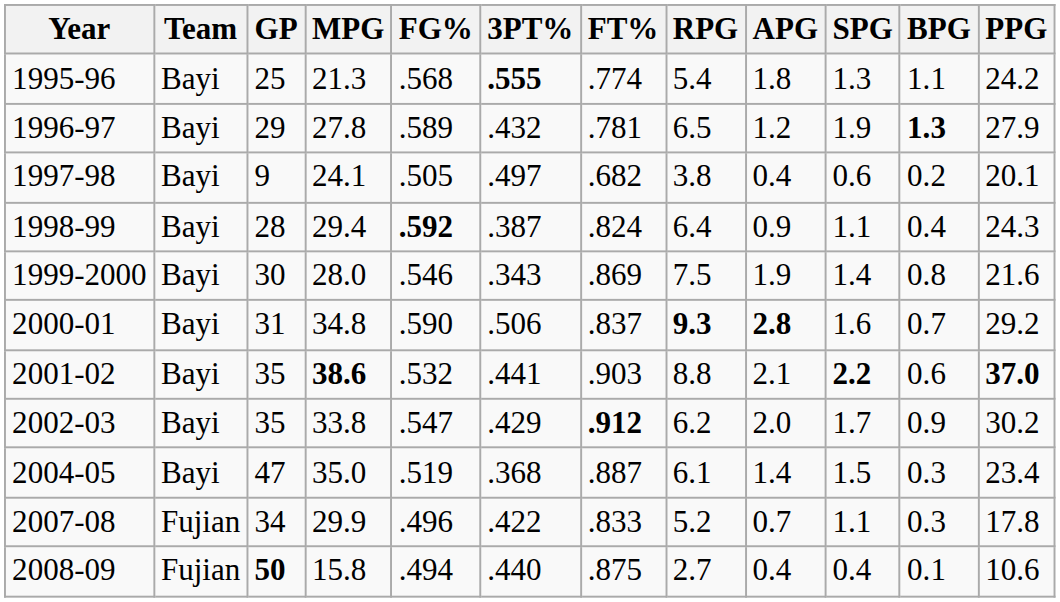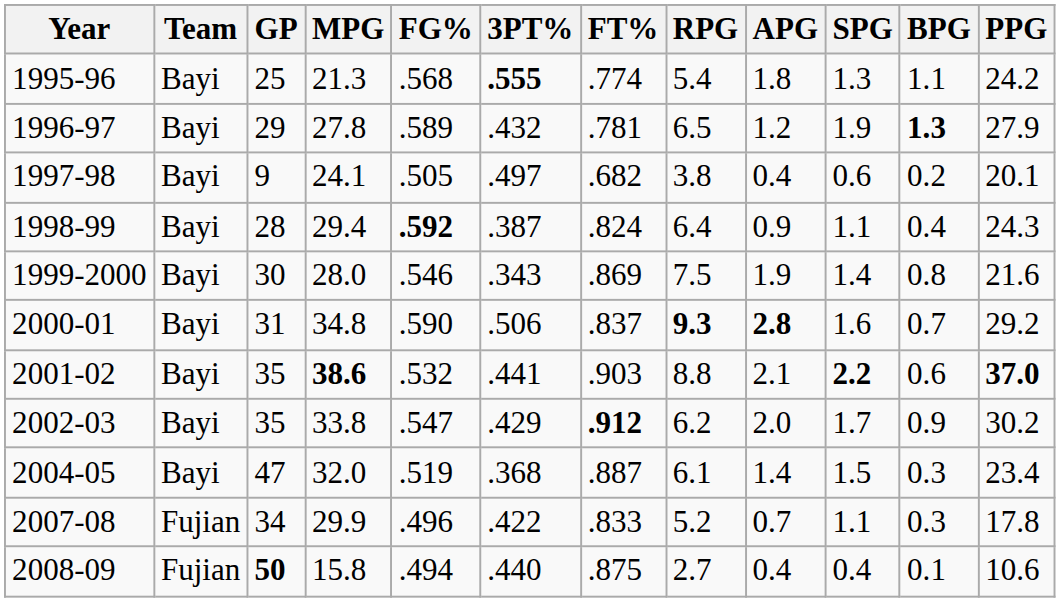(339, 472) 35.0 -> (339, 472) 32.0
